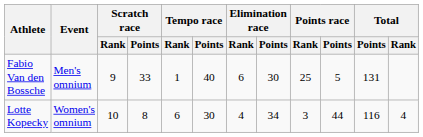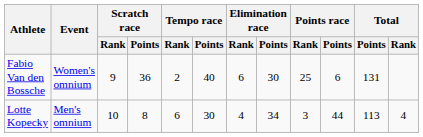(72, 77) Men's omnium -> (74, 77) Women's omnium
(145, 77) 33 -> (145, 77) 36
(177, 77) 1 -> (177, 77) 2
(337, 77) 5 -> (337, 77) 6
(74, 116) Women's omnium -> (72, 116) Men's omnium
(371, 116) 116 -> (371, 116) 113
